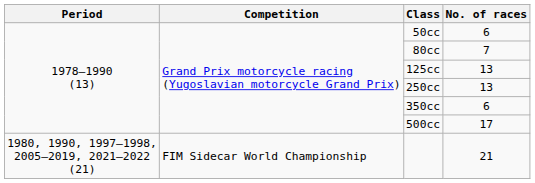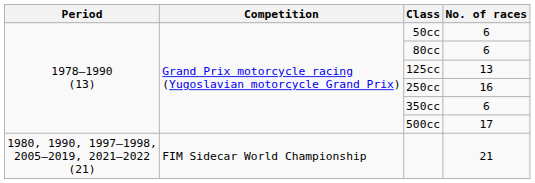(486, 51) 7 -> (486, 51) 6
(486, 87) 13 -> (486, 87) 16
